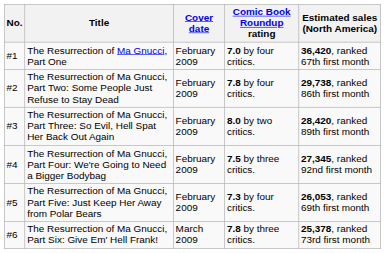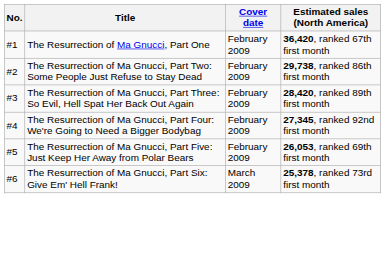- column: (262, 23)
